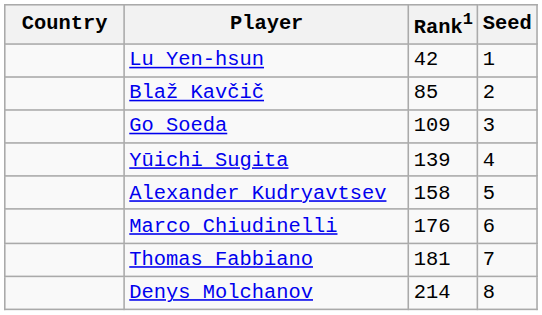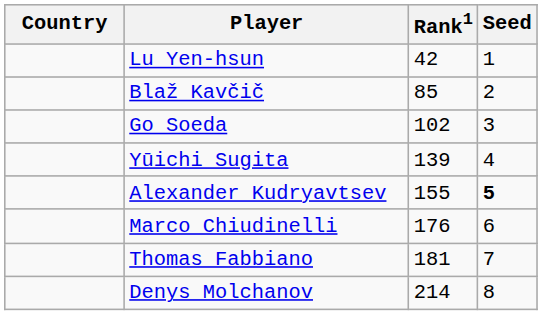(432, 126) 109 -> (432, 126) 102
(432, 193) 158 -> (432, 193) 155
(489, 193) normal -> (489, 193) bold
